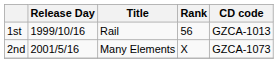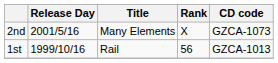rows swapped: (14, 31) <-> (16, 49)
